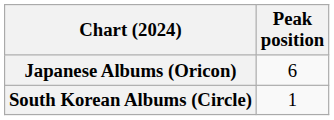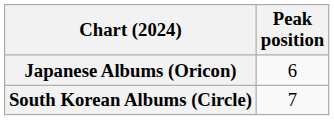(292, 99) 1 -> (292, 99) 7
